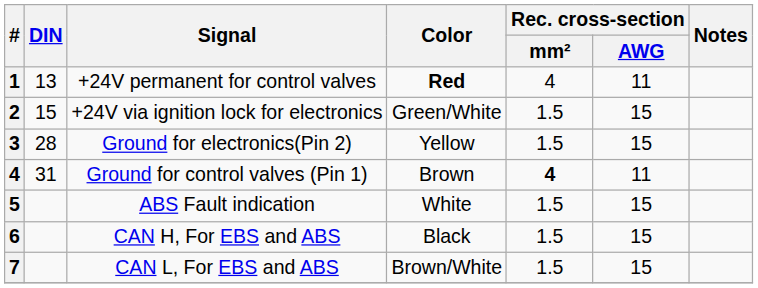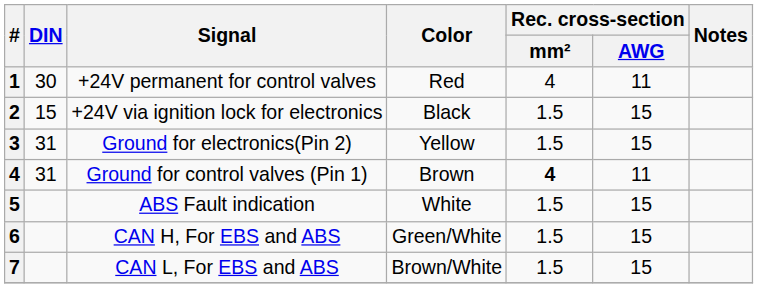(46, 81) 13 -> (46, 81) 30
(447, 81) bold -> (447, 81) normal
(447, 112) Green/White -> (447, 112) Black
(46, 143) 28 -> (46, 143) 31
(447, 236) Black -> (447, 236) Green/White
